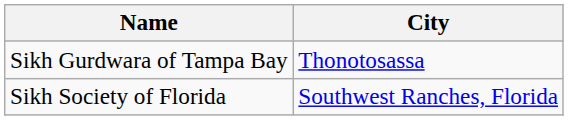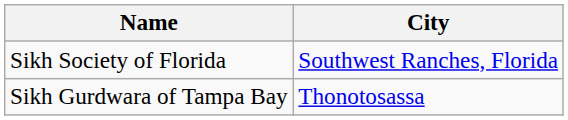rows swapped: (149, 59) <-> (118, 96)
